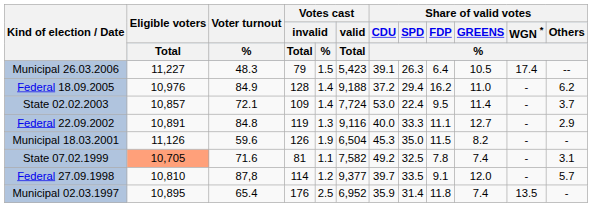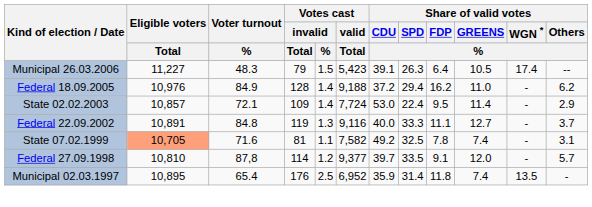(567, 105) 3.7 -> (567, 105) 2.9
(567, 122) 2.9 -> (567, 122) 3.7
- row: (66, 140)
